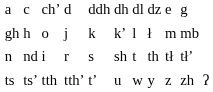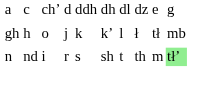(171, 32) m -> (156, 32) tł
(169, 56) tł -> (158, 56) m
(187, 56) no background -> (174, 56) lightgreen background
- row: (10, 80)
